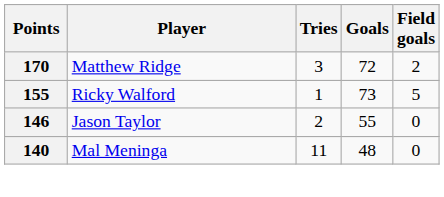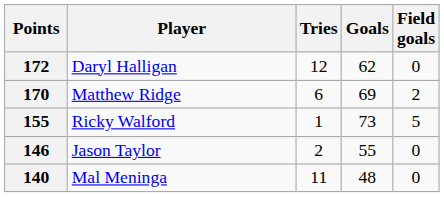+ row: (36, 66)
(319, 66) 3 -> (319, 94) 6
(367, 66) 72 -> (367, 94) 69
